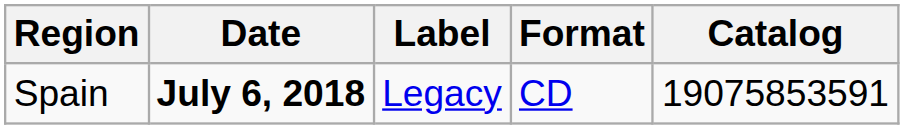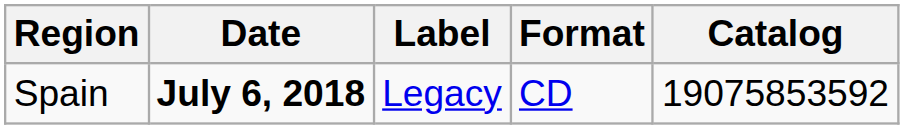(775, 92) 19075853591 -> (775, 92) 19075853592
